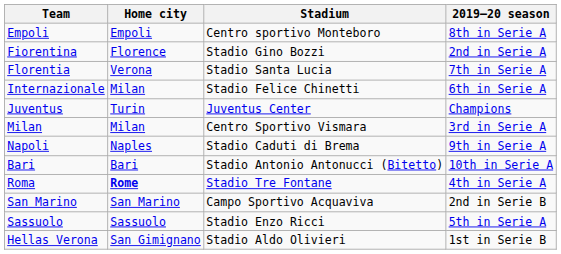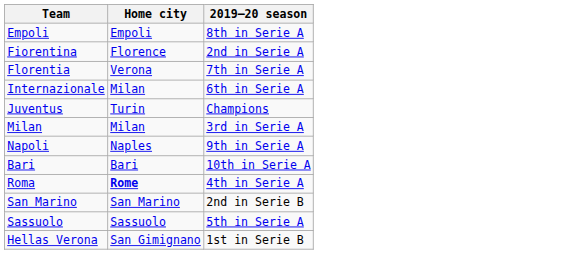- column: (325, 14)
